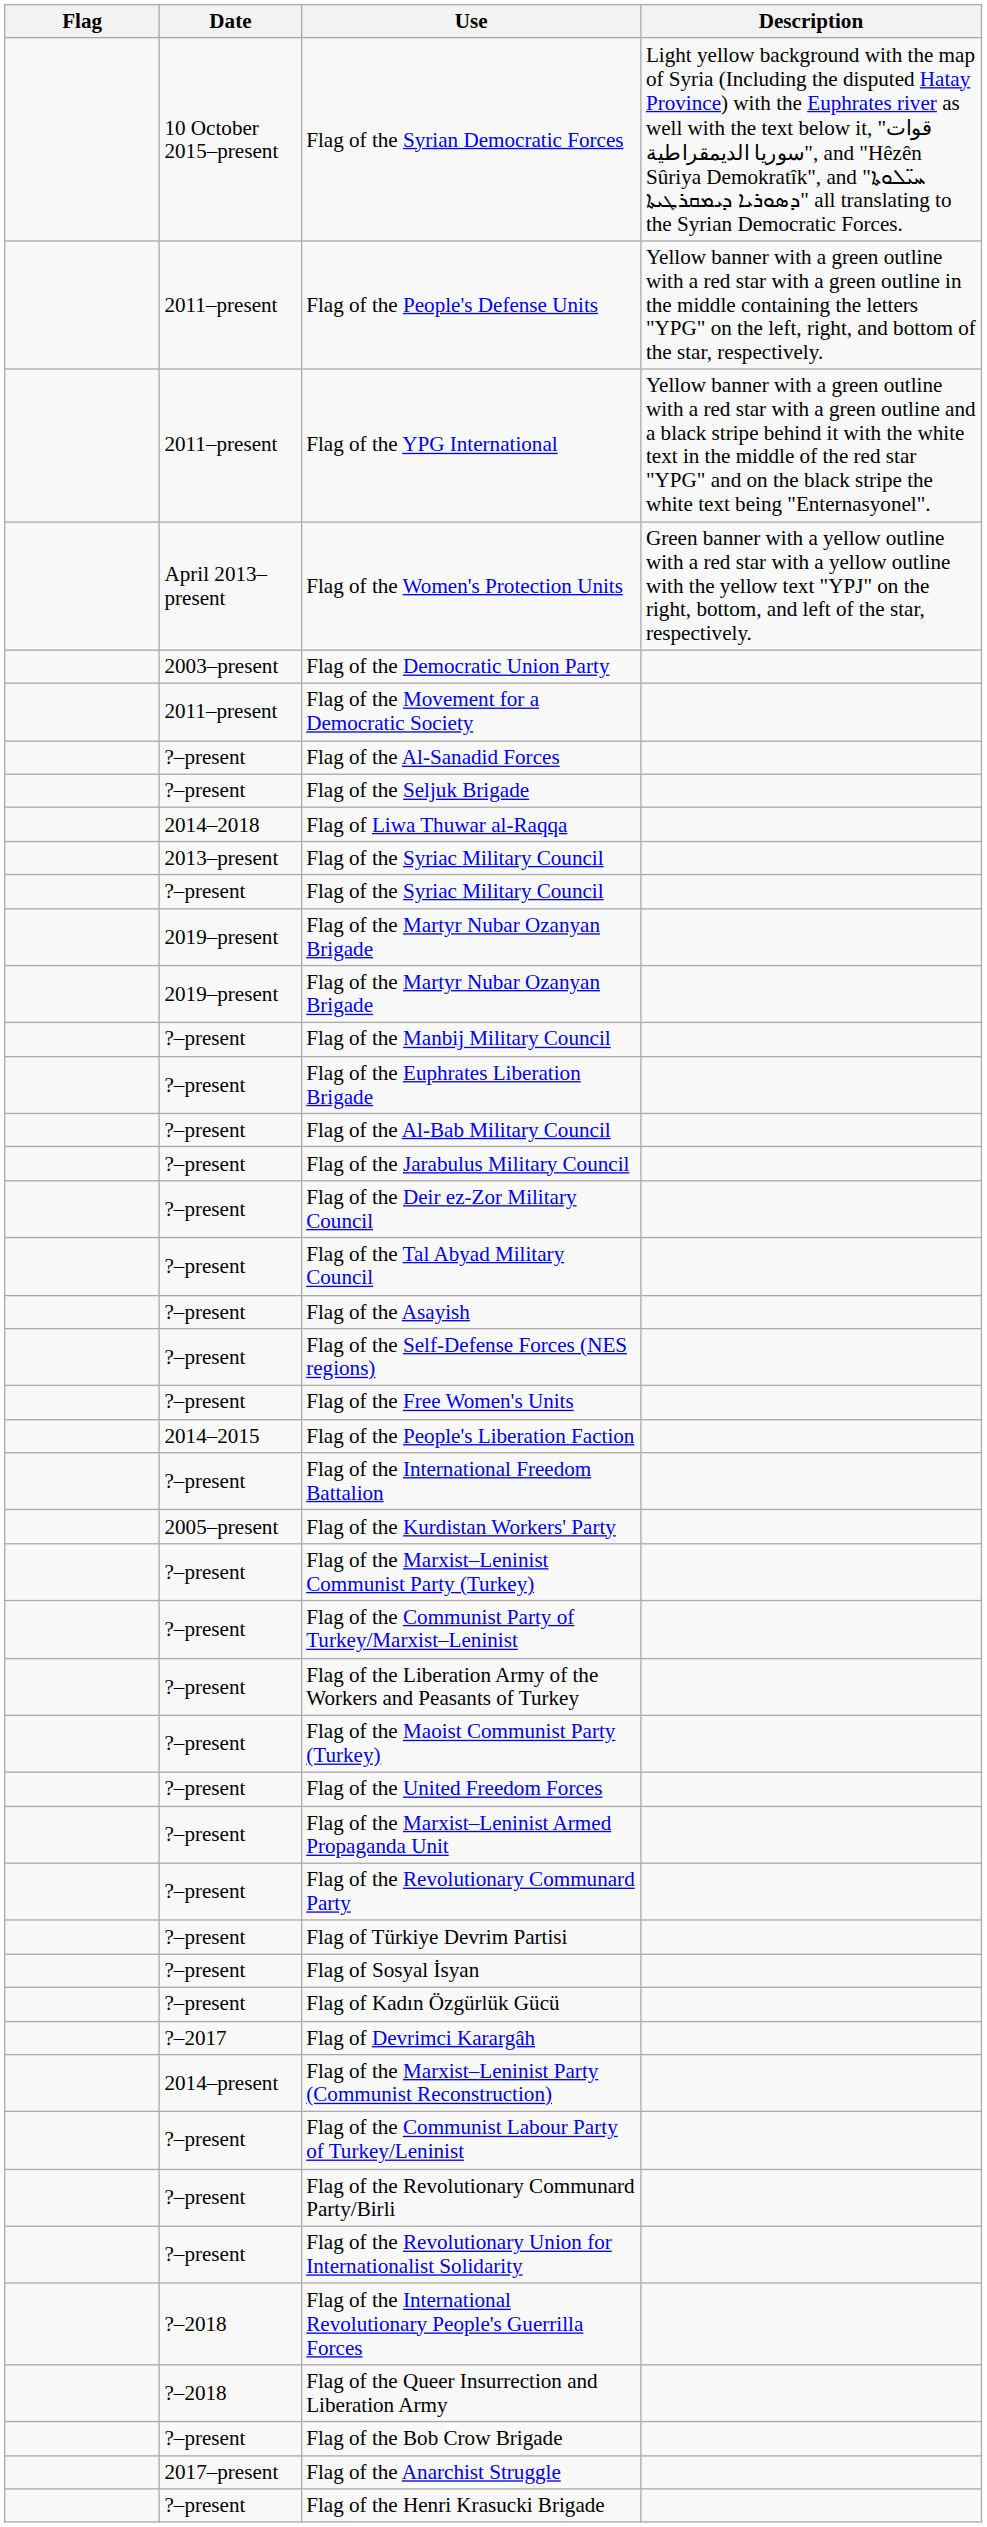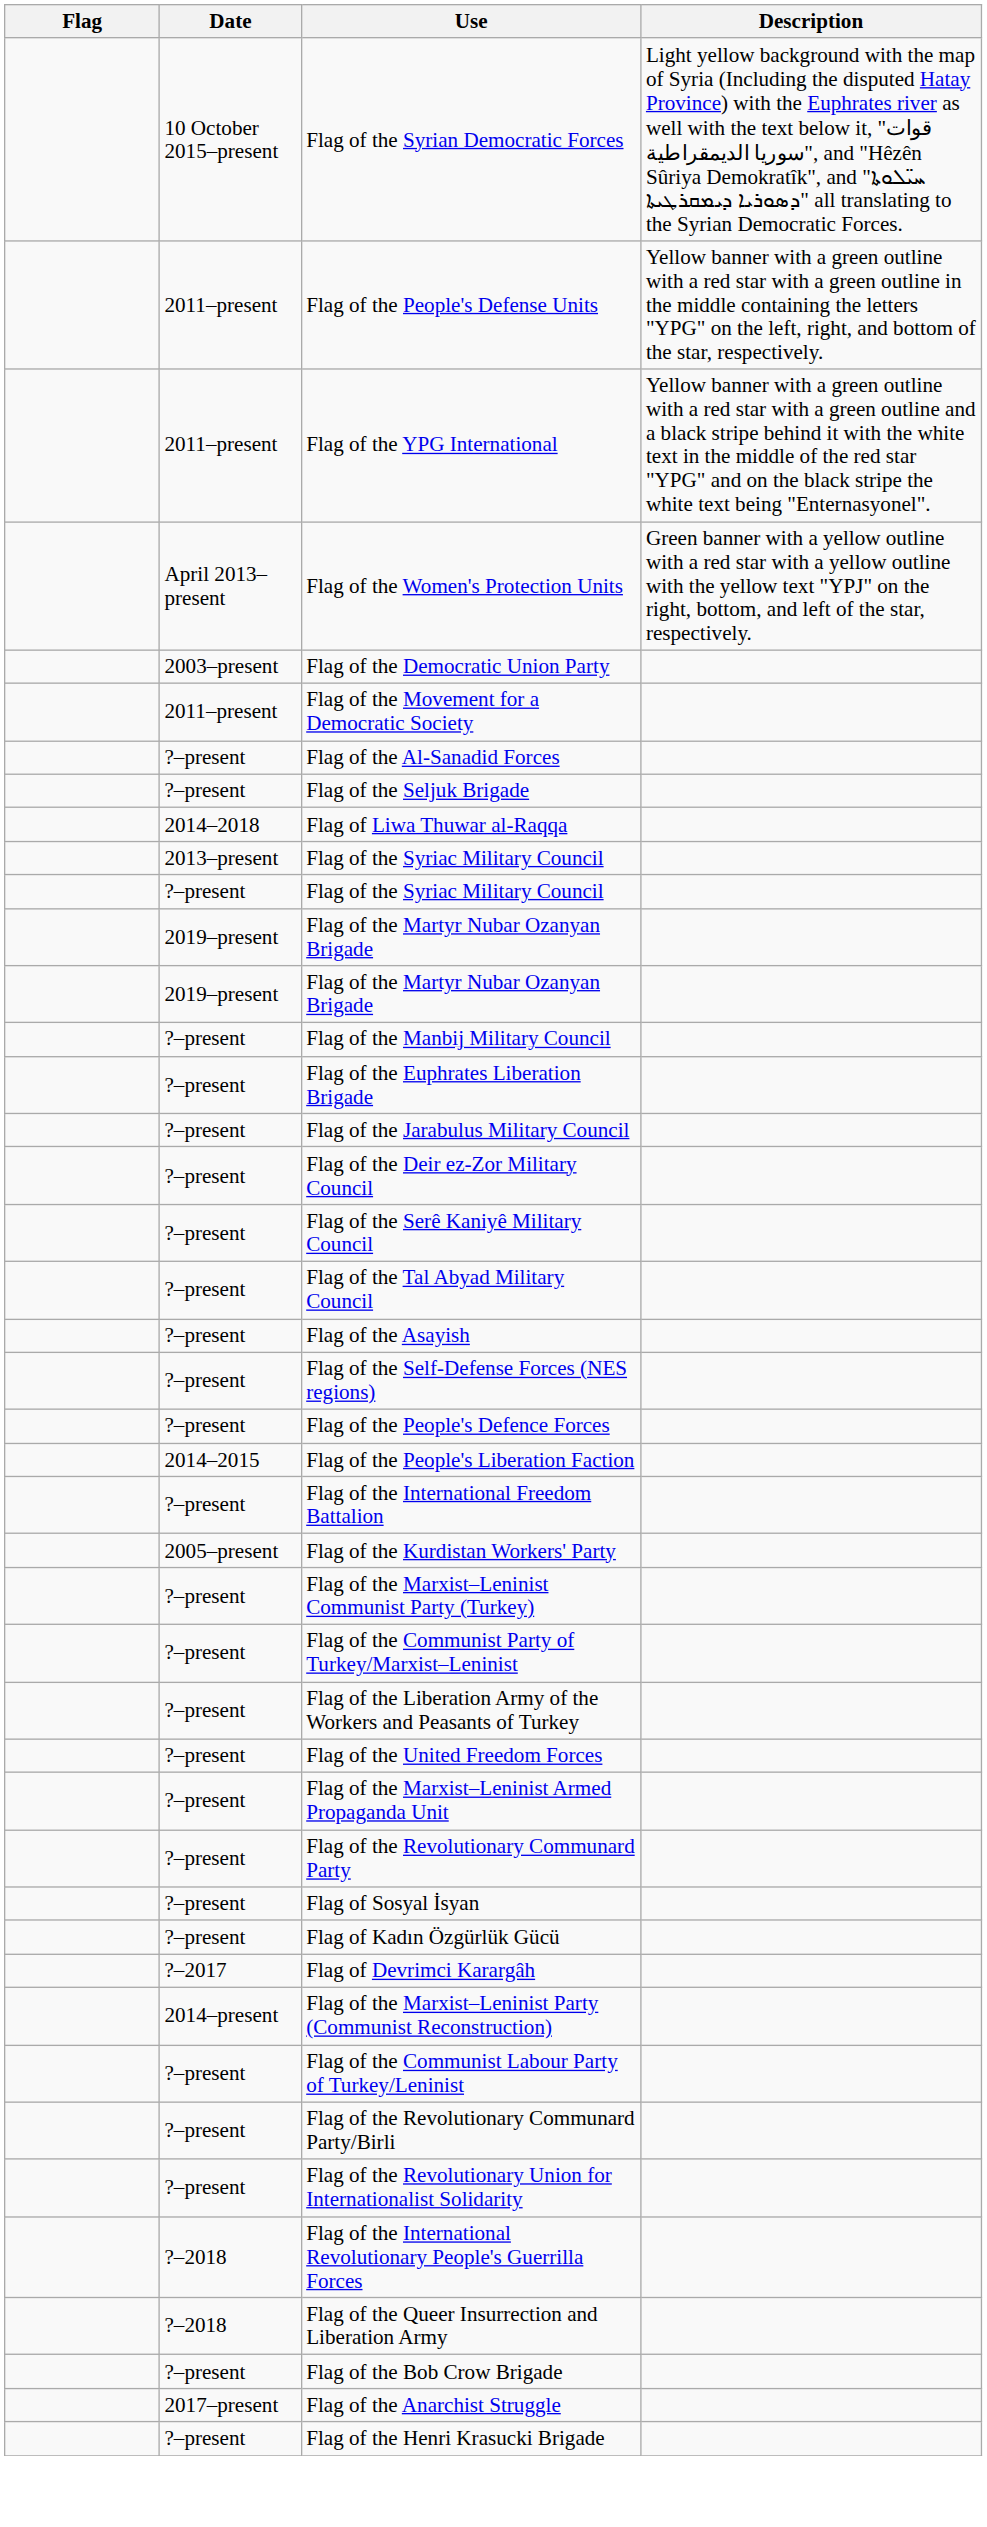- row: (205, 1130)
+ row: (205, 1232)
+ row: (205, 1426)
- row: (205, 1402)
- row: (205, 1743)
- row: (205, 1937)
